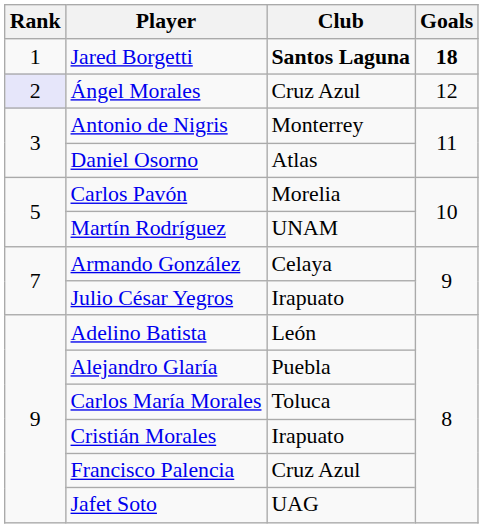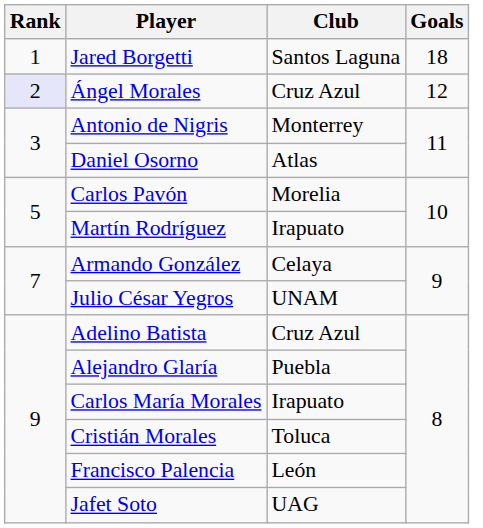(341, 56) bold -> (336, 56) normal
(447, 56) bold -> (437, 56) normal
(305, 228) UNAM -> (308, 228) Irapuato
(308, 297) Irapuato -> (305, 297) UNAM
(294, 332) León -> (316, 332) Cruz Azul
(301, 401) Toluca -> (308, 401) Irapuato
(308, 435) Irapuato -> (301, 435) Toluca
(316, 470) Cruz Azul -> (294, 470) León
